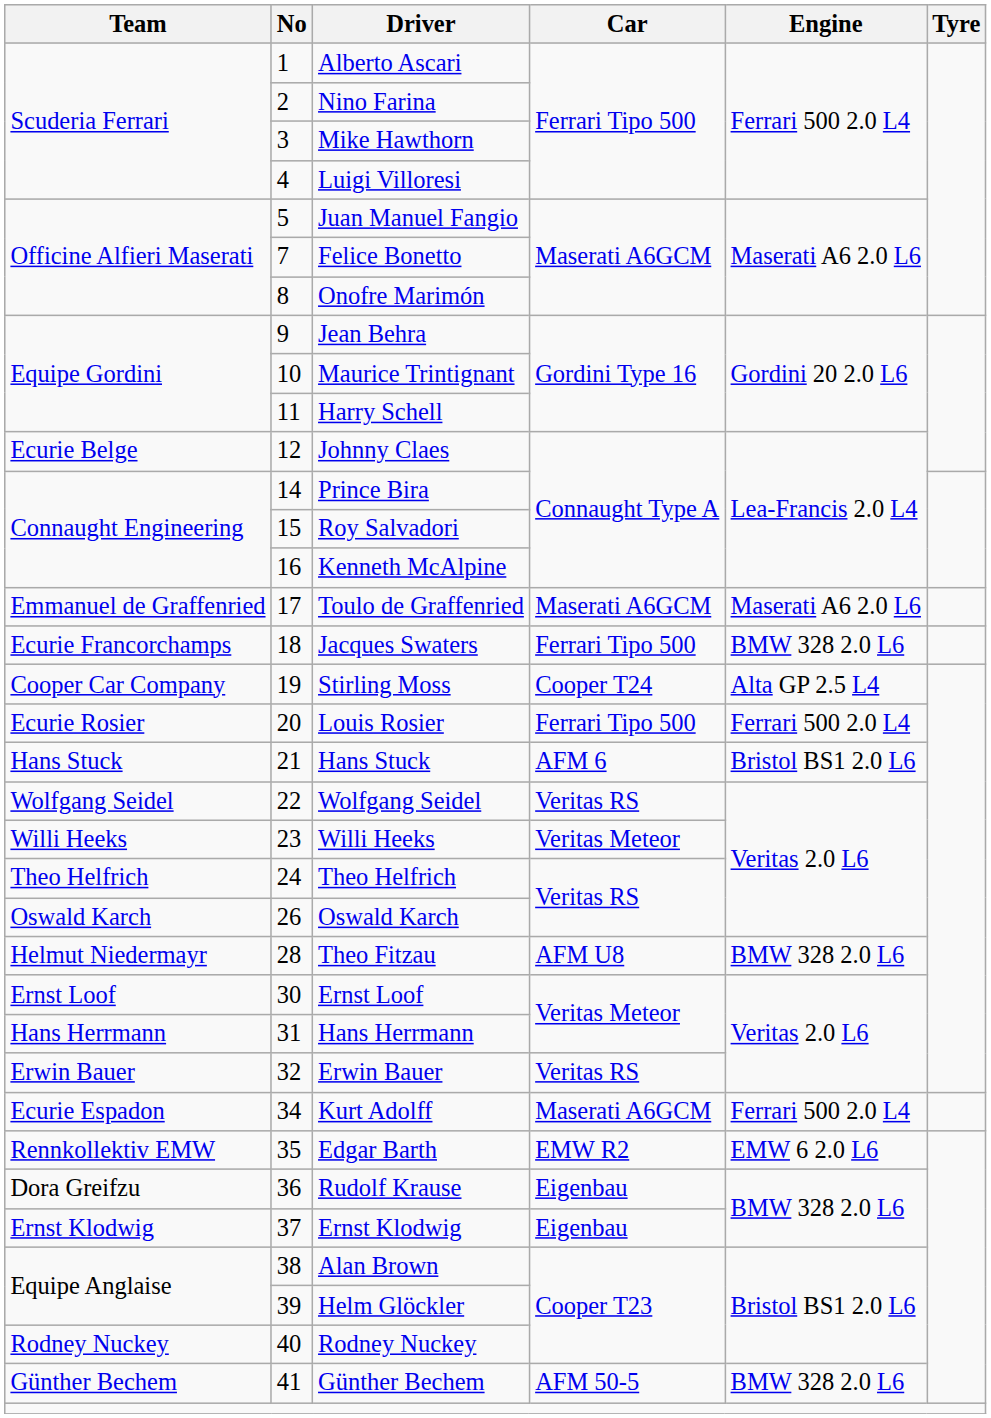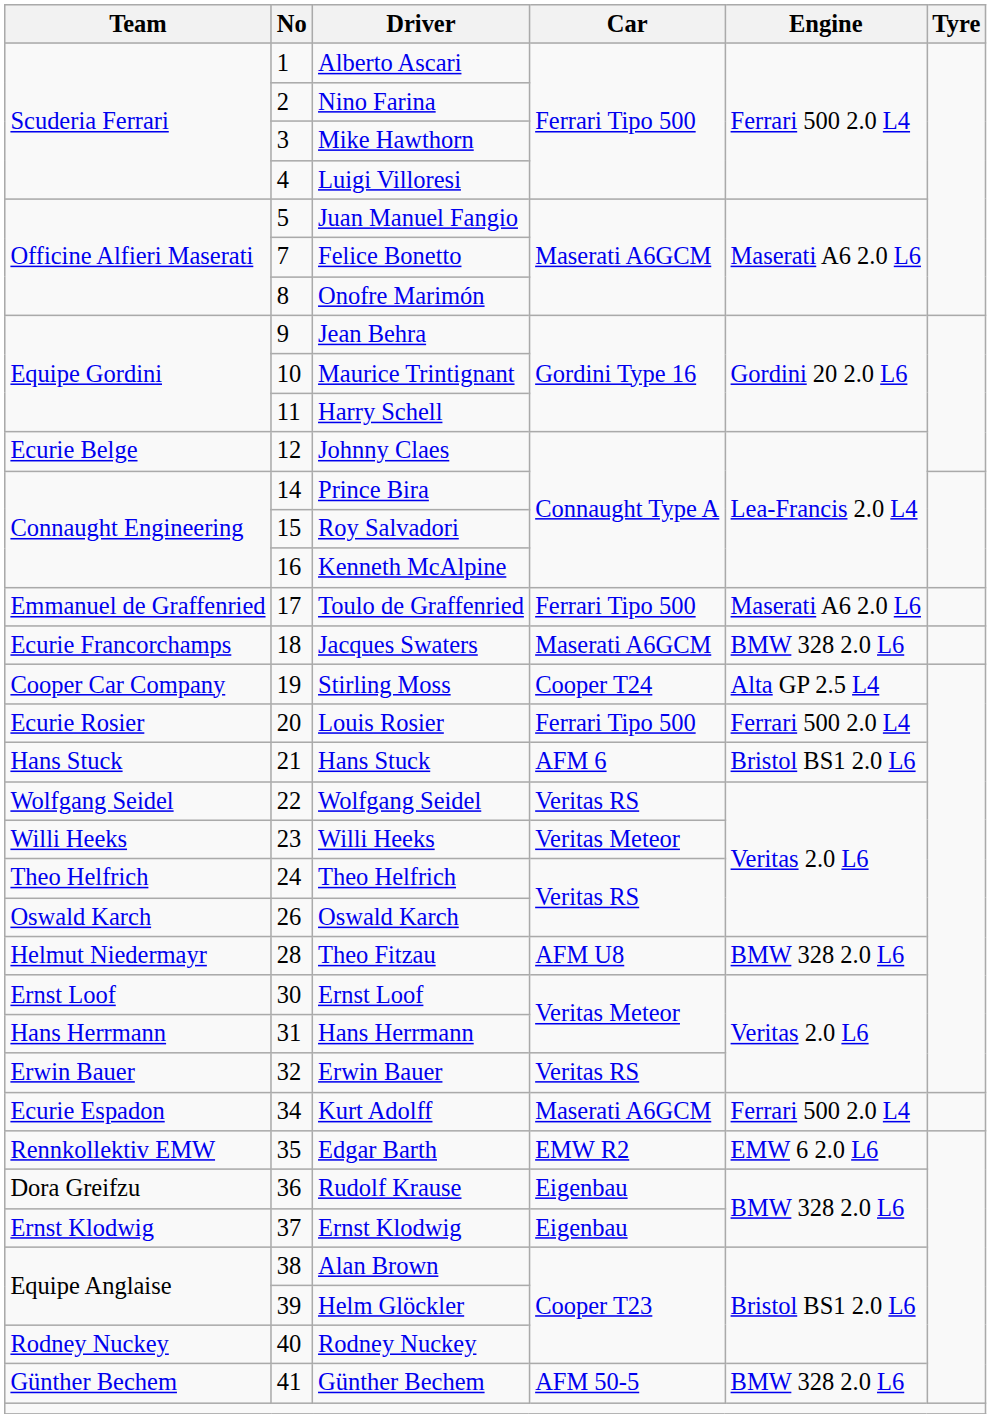(623, 606) Maserati A6GCM -> (615, 606) Ferrari Tipo 500
(615, 645) Ferrari Tipo 500 -> (623, 645) Maserati A6GCM
